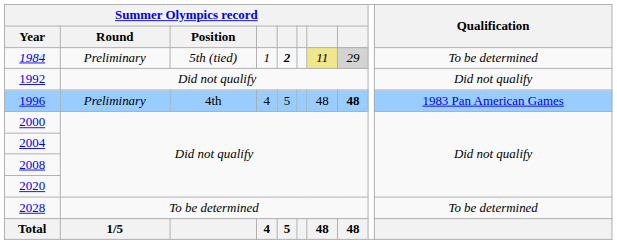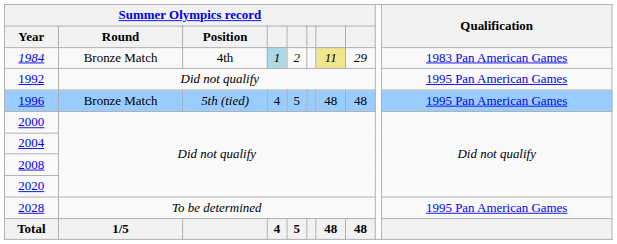(115, 58) Preliminary -> (121, 58) Bronze Match
(213, 58) 5th (tied) -> (225, 58) 4th
(267, 58) no background -> (277, 58) lightblue background
(287, 58) bold -> (297, 58) normal
(353, 58) lightgrey background -> (361, 58) no background
(493, 58) To be determined -> (497, 58) 1983 Pan American Games
(493, 79) Did not qualify -> (497, 79) 1995 Pan American Games
(115, 101) Preliminary -> (121, 101) Bronze Match
(213, 101) 4th -> (225, 101) 5th (tied)
(353, 101) bold -> (361, 101) normal
(493, 101) 1983 Pan American Games -> (497, 101) 1995 Pan American Games
(493, 207) To be determined -> (497, 207) 1995 Pan American Games
